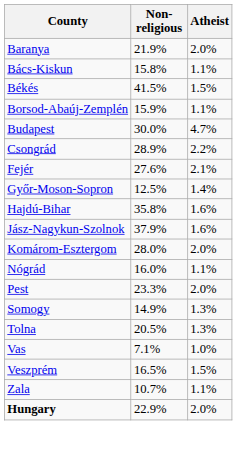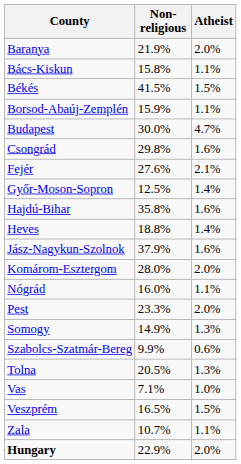(150, 149) 28.9% -> (154, 149) 29.8%
(203, 149) 2.2% -> (207, 149) 1.6%
+ row: (23, 229)
+ row: (70, 349)
